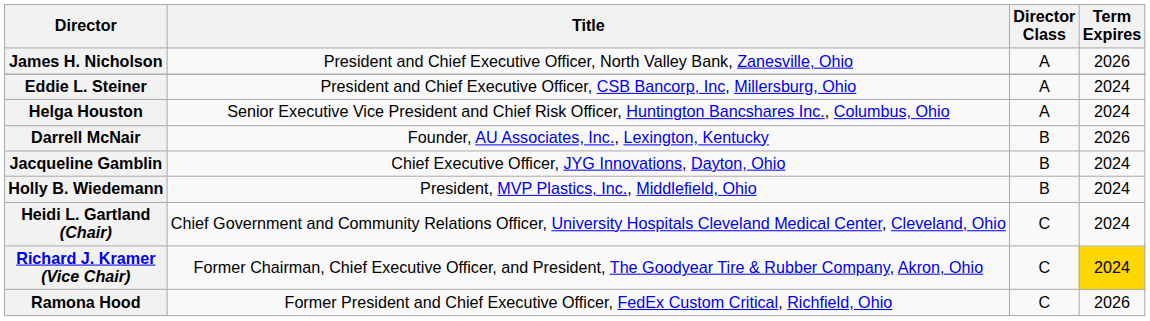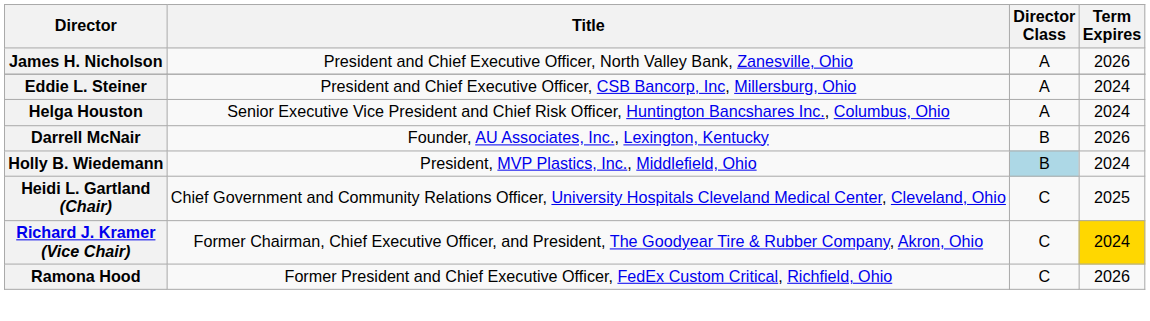- row: (86, 163)
(1044, 189) no background -> (1044, 163) lightblue background
(1112, 223) 2024 -> (1112, 198) 2025
